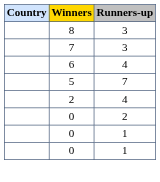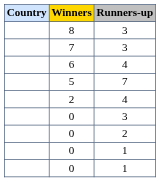+ row: (72, 116)
